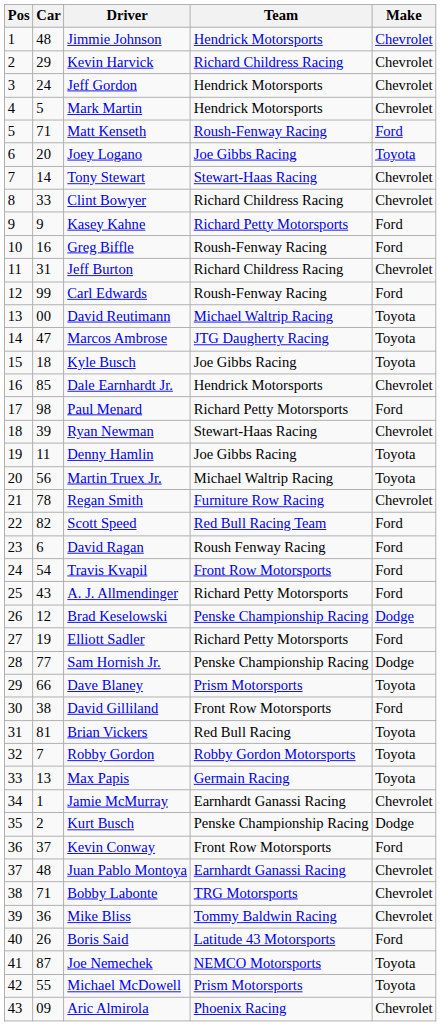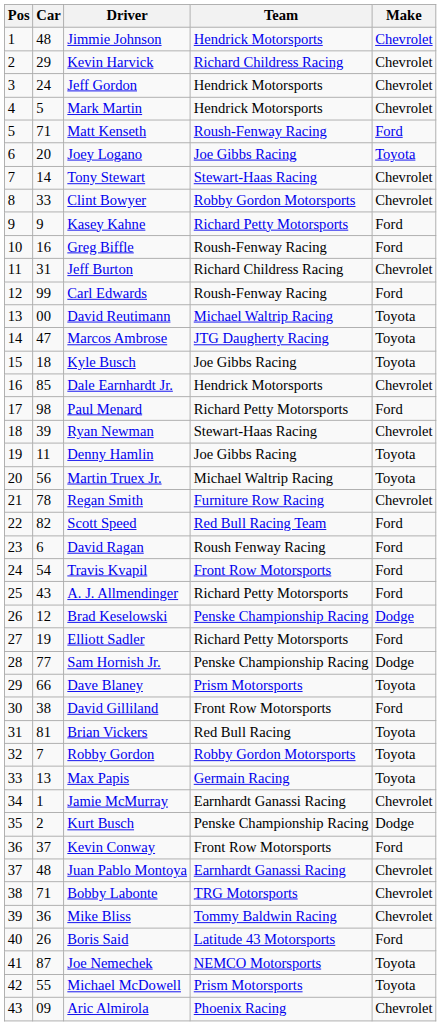(269, 200) Richard Childress Racing -> (275, 200) Robby Gordon Motorsports
